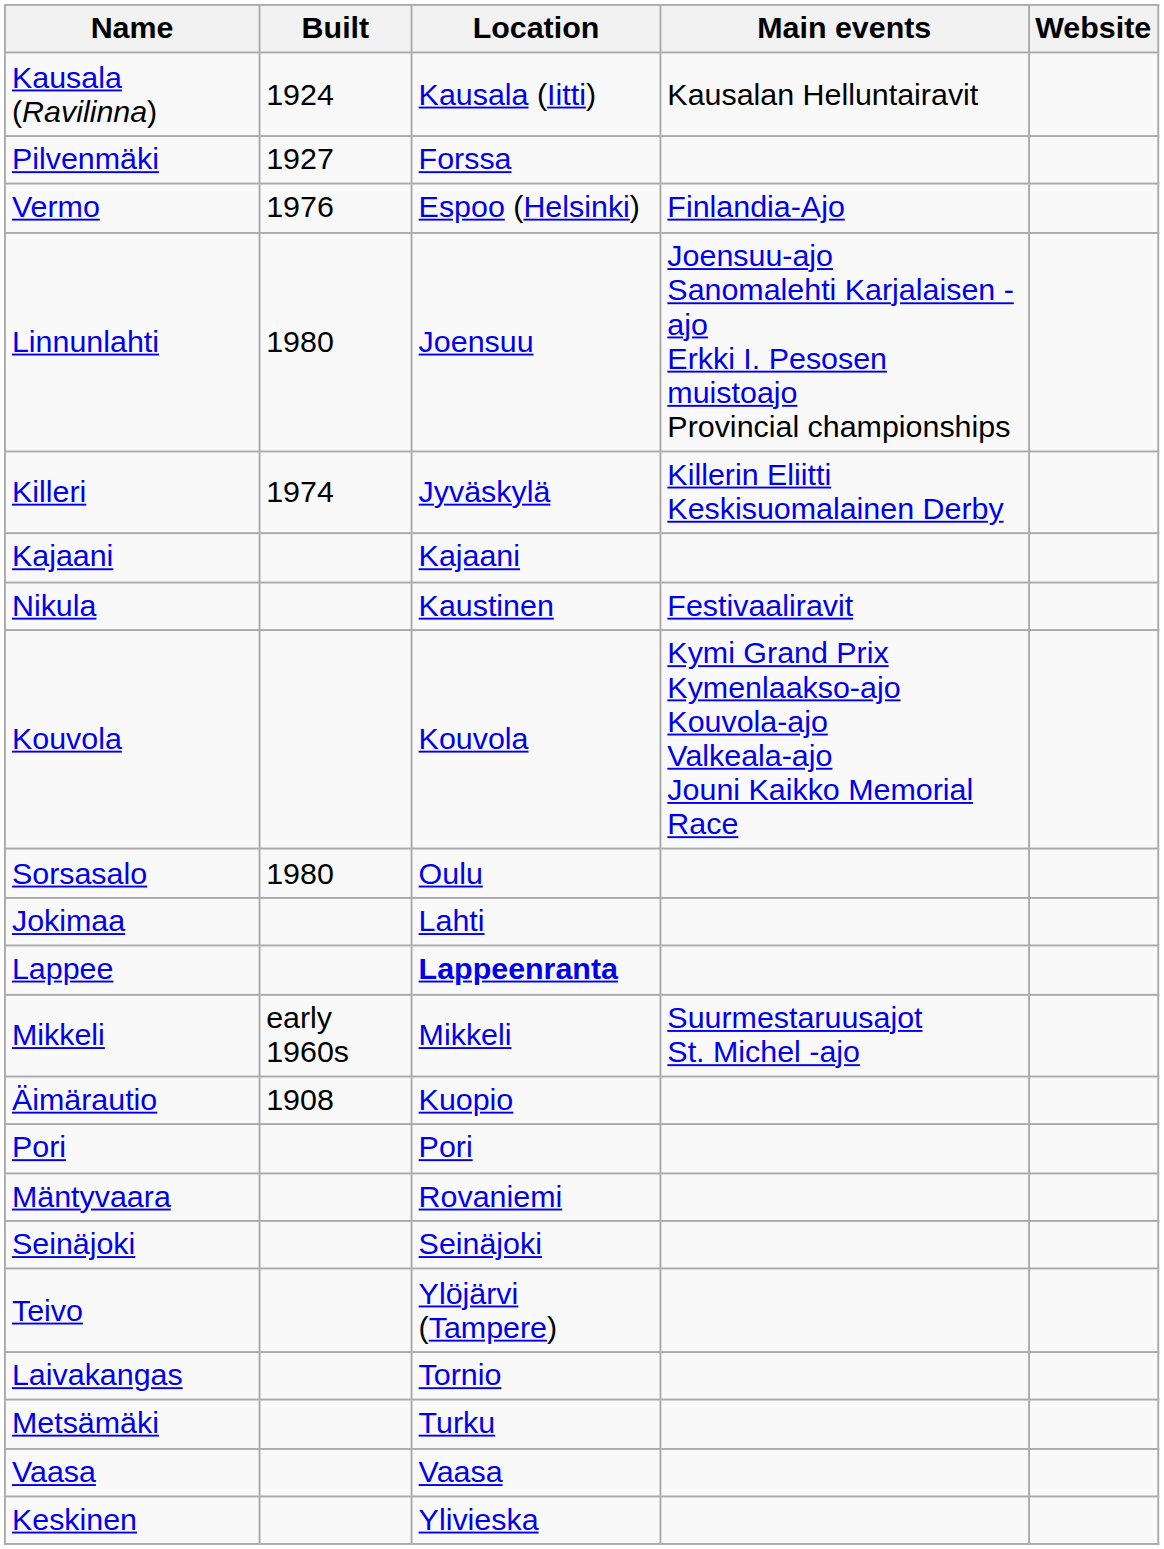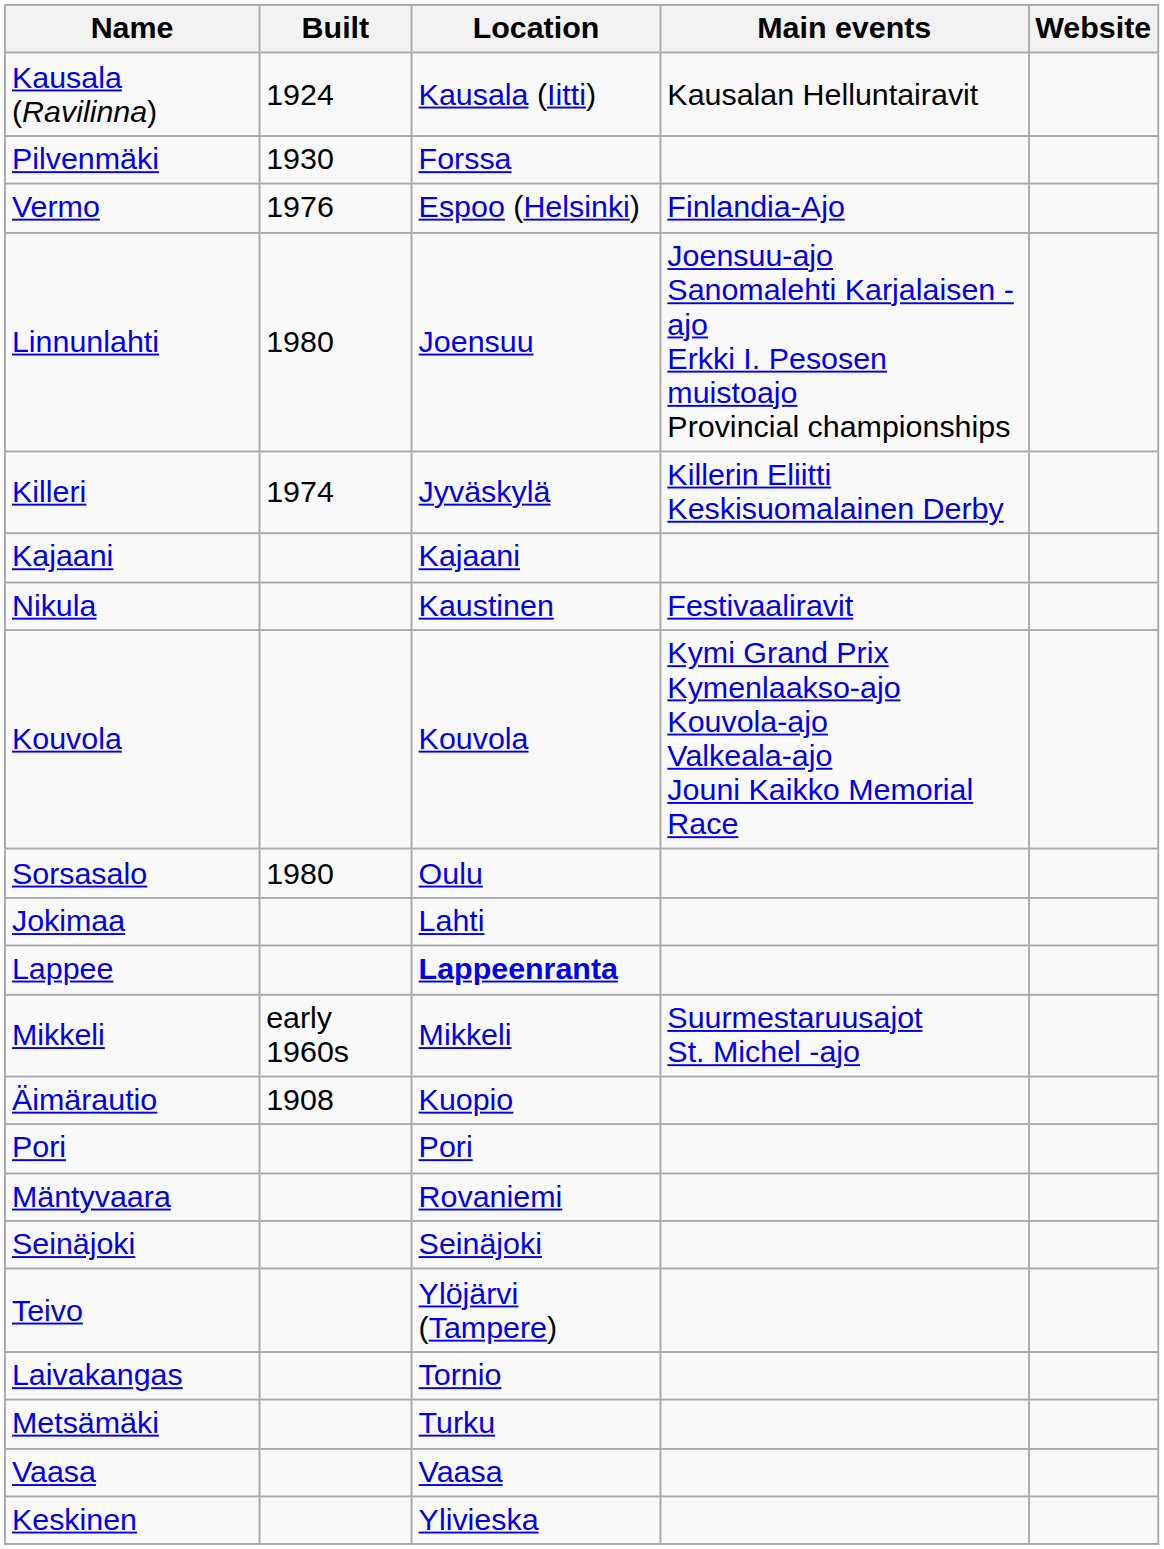(300, 159) 1927 -> (300, 159) 1930
